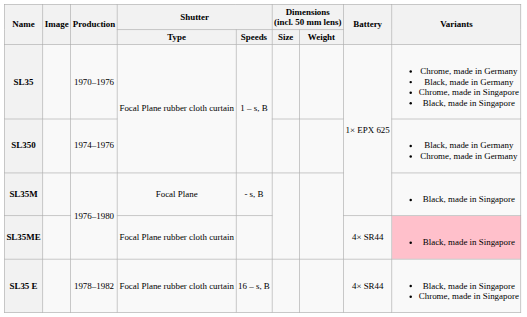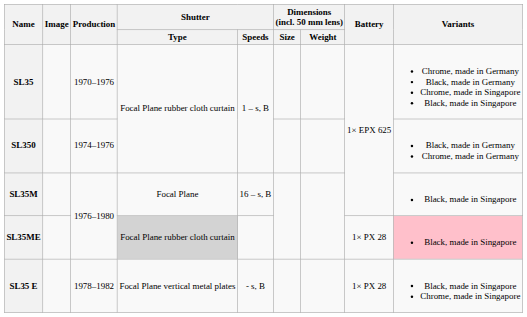(254, 194) - s, B -> (255, 194) 16 – s, B
(177, 237) no background -> (177, 237) lightgrey background
(368, 237) 4× SR44 -> (369, 237) 1× PX 28
(177, 286) Focal Plane rubber cloth curtain -> (177, 286) Focal Plane vertical metal plates
(254, 286) 16 – s, B -> (255, 286) - s, B
(368, 286) 4× SR44 -> (369, 286) 1× PX 28
